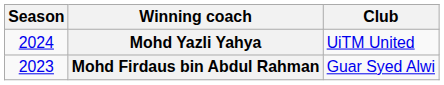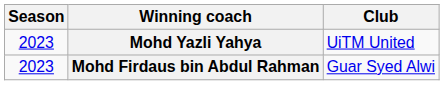(36, 42) 2024 -> (36, 42) 2023
